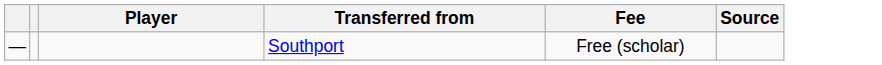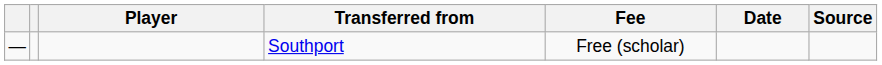+ column: (763, 18)
